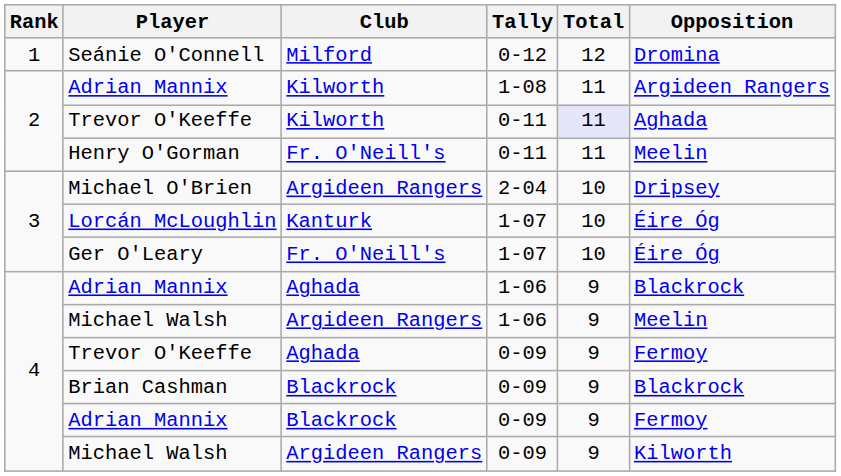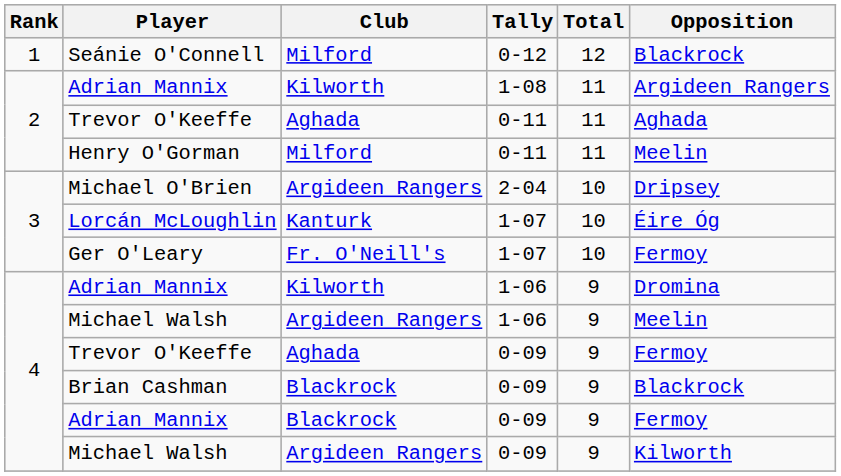(677, 55) Dromina -> (689, 55) Blackrock
(335, 121) Kilworth -> (323, 121) Aghada
(594, 121) lavender background -> (594, 121) no background
(366, 154) Fr. O'Neill's -> (329, 154) Milford
(677, 254) Éire Óg -> (671, 254) Fermoy
(323, 288) Aghada -> (335, 288) Kilworth
(689, 288) Blackrock -> (677, 288) Dromina
